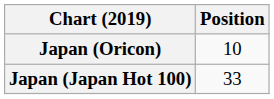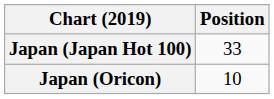rows swapped: (100, 78) <-> (100, 49)
